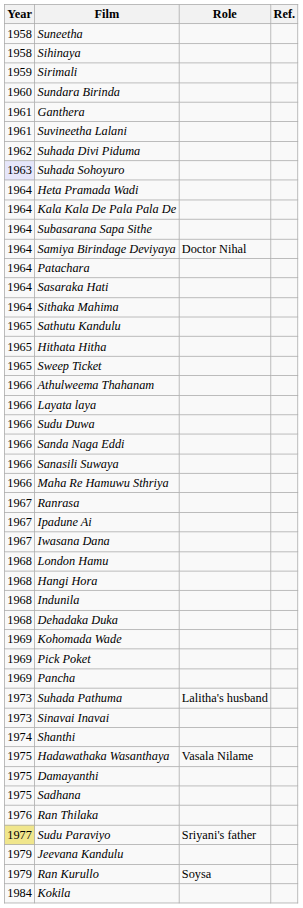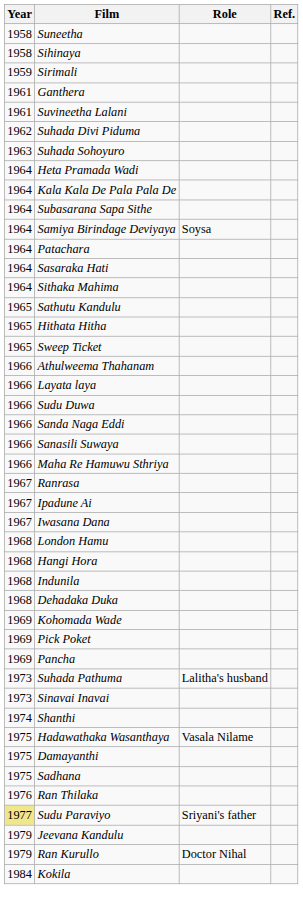- row: (79, 92)
(20, 170) lavender background -> (20, 151) no background
(214, 248) Doctor Nihal -> (197, 229) Soysa
(197, 873) Soysa -> (214, 854) Doctor Nihal
